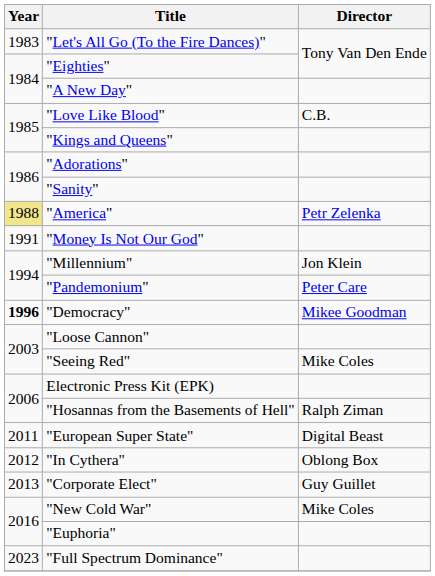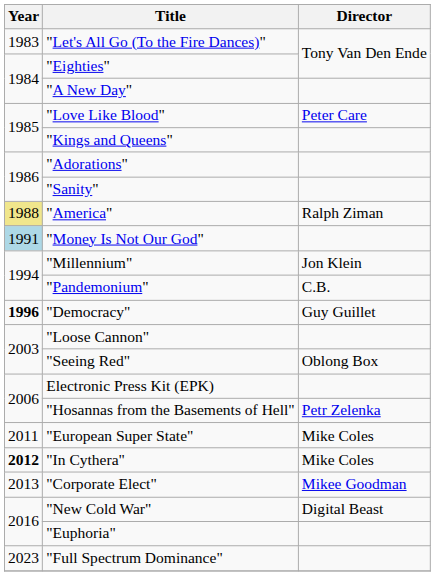(316, 115) C.B. -> (334, 115) Peter Care
(341, 213) Petr Zelenka -> (343, 213) Ralph Ziman
(24, 238) no background -> (24, 238) lightblue background
(334, 287) Peter Care -> (316, 287) C.B.
(354, 312) Mikee Goodman -> (339, 312) Guy Guillet
(338, 361) Mike Coles -> (340, 361) Oblong Box
(343, 410) Ralph Ziman -> (341, 410) Petr Zelenka
(343, 435) Digital Beast -> (338, 435) Mike Coles
(24, 459) normal -> (24, 459) bold
(340, 459) Oblong Box -> (338, 459) Mike Coles
(339, 484) Guy Guillet -> (354, 484) Mikee Goodman
(338, 509) Mike Coles -> (343, 509) Digital Beast
